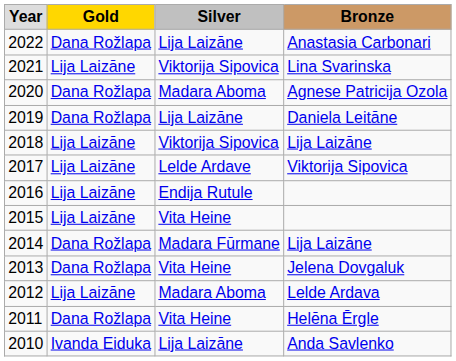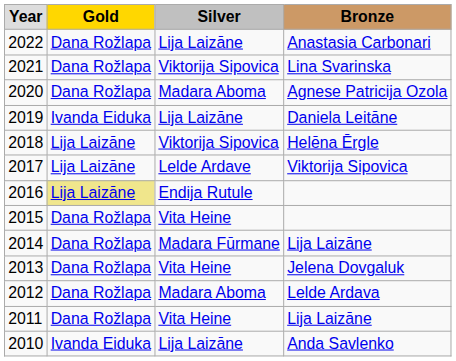(93, 67) Lija Laizāne -> (101, 67) Dana Rožlapa
(101, 117) Dana Rožlapa -> (101, 117) Ivanda Eiduka
(329, 142) Lija Laizāne -> (333, 142) Helēna Ērgle
(93, 192) no background -> (93, 192) khaki background
(93, 218) Lija Laizāne -> (101, 218) Dana Rožlapa
(93, 293) Lija Laizāne -> (101, 293) Dana Rožlapa
(333, 318) Helēna Ērgle -> (329, 318) Lija Laizāne
